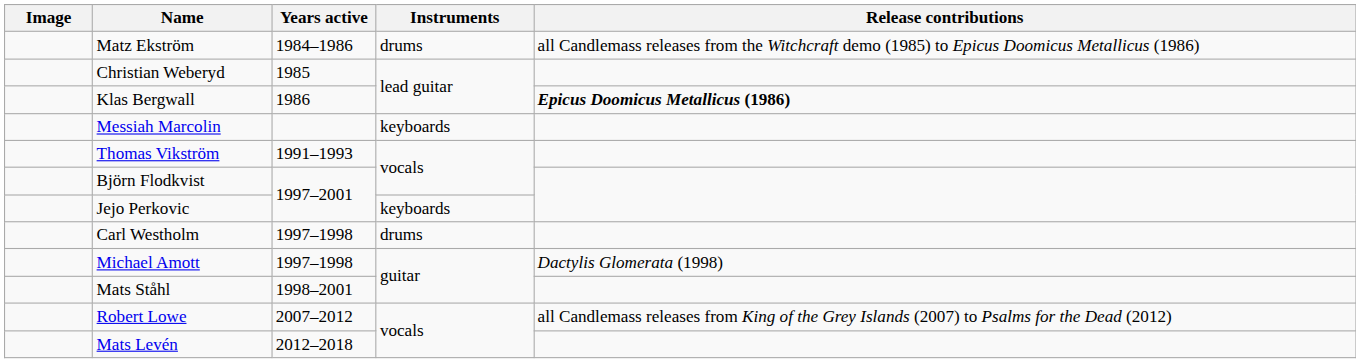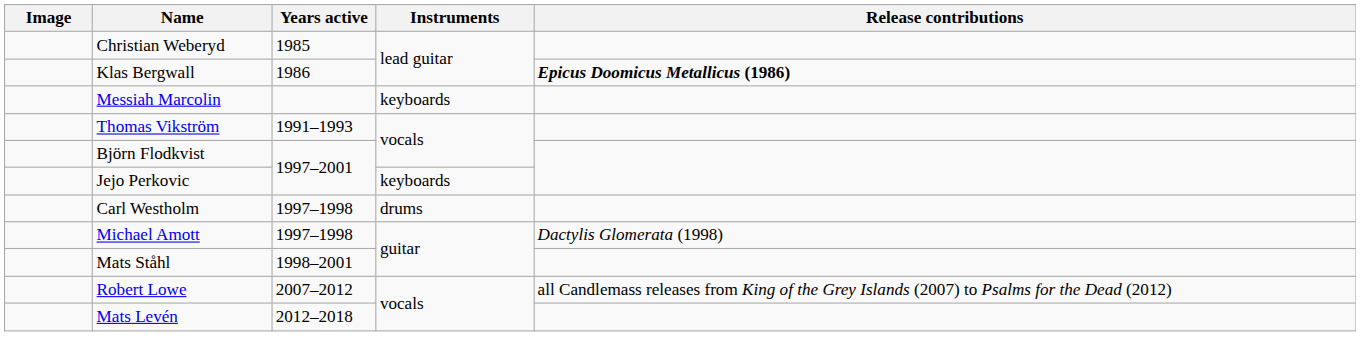- row: (145, 45)
